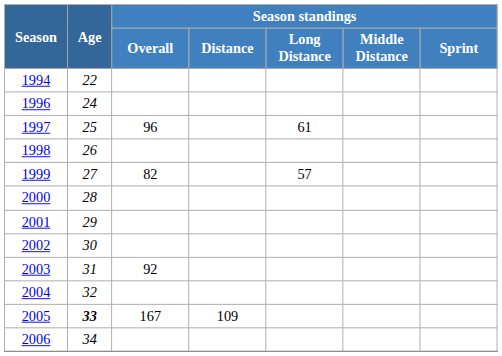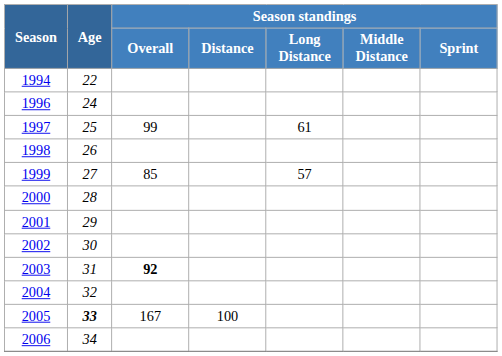(150, 127) 96 -> (150, 127) 99
(150, 174) 82 -> (150, 174) 85
(150, 268) normal -> (150, 268) bold
(227, 316) 109 -> (227, 316) 100
